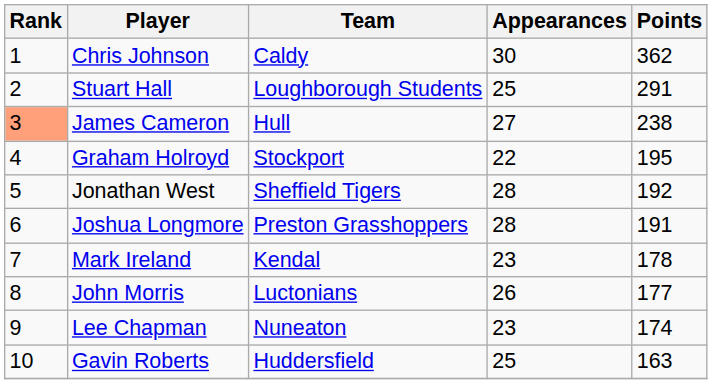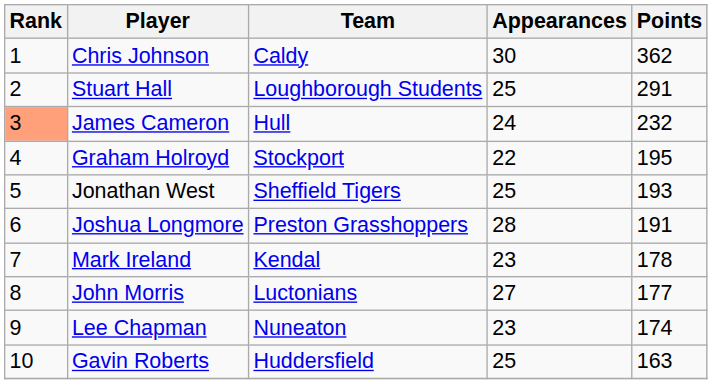(504, 123) 27 -> (504, 123) 24
(655, 123) 238 -> (655, 123) 232
(504, 191) 28 -> (504, 191) 25
(655, 191) 192 -> (655, 191) 193
(504, 293) 26 -> (504, 293) 27
